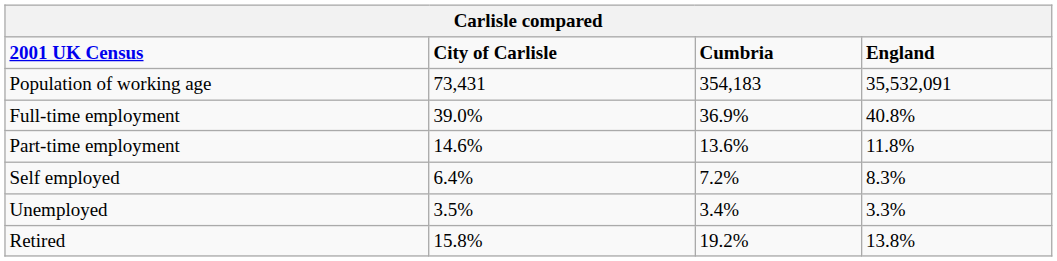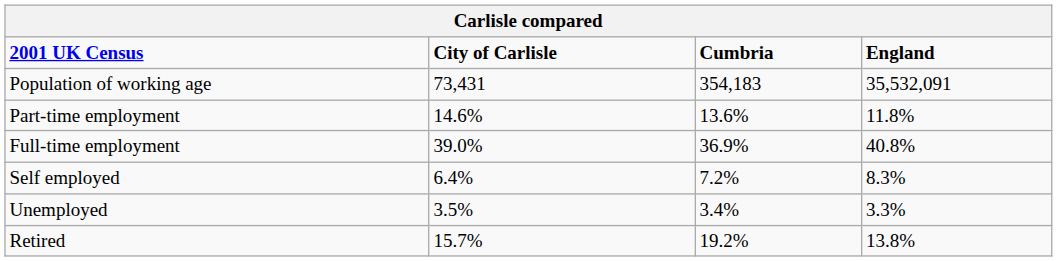rows swapped: (95, 115) <-> (95, 146)
(458, 240) 15.8% -> (458, 240) 15.7%
